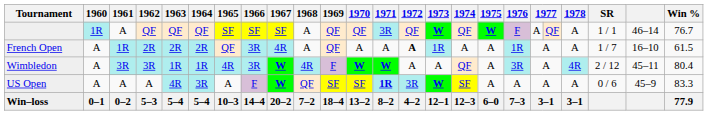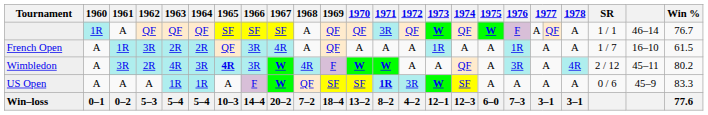(149, 48) 2R -> (149, 48) 3R
(412, 48) bold -> (412, 48) normal
(149, 66) 3R -> (149, 66) 2R
(175, 66) 1R -> (175, 66) 4R
(202, 66) 1R -> (202, 66) 3R
(228, 66) normal -> (228, 66) bold
(684, 66) 80.4 -> (684, 66) 80.2
(175, 83) 4R -> (175, 83) 1R
(202, 83) 3R -> (202, 83) 1R
(684, 101) 77.9 -> (684, 101) 77.6
